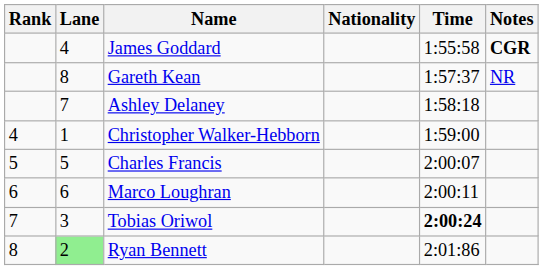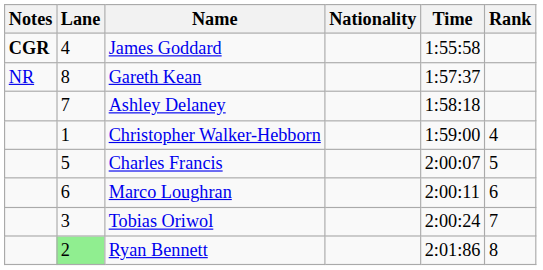columns swapped: (30, 18) <-> (512, 18)
(453, 221) bold -> (453, 221) normal
